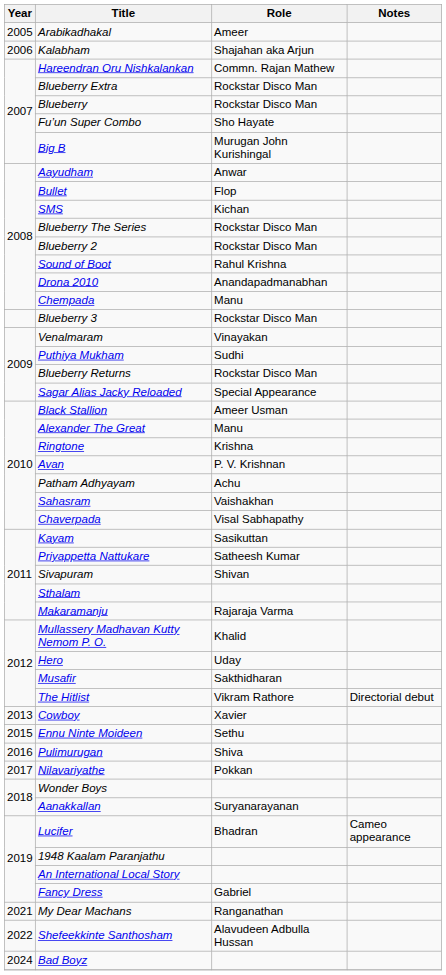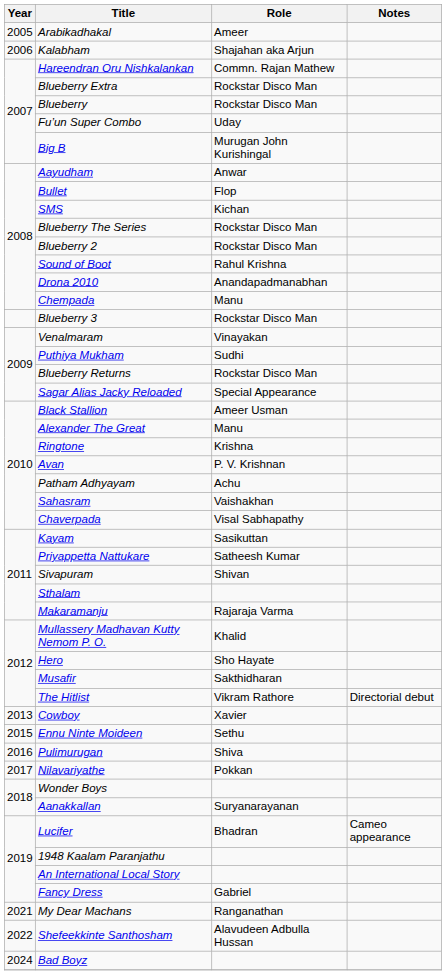(244, 123) Sho Hayate -> (227, 123) Uday
(227, 660) Uday -> (244, 660) Sho Hayate
